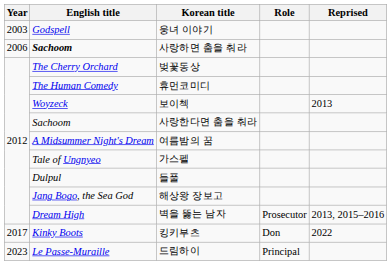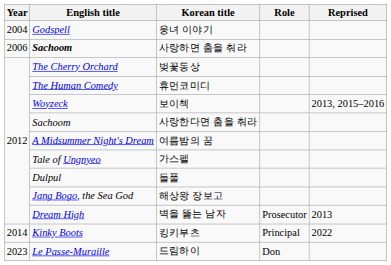(17, 30) 2003 -> (17, 30) 2004
(322, 103) 2013 -> (348, 103) 2013, 2015–2016
(348, 214) 2013, 2015–2016 -> (322, 214) 2013
(17, 233) 2017 -> (17, 233) 2014
(271, 233) Don -> (281, 233) Principal
(281, 251) Principal -> (271, 251) Don
